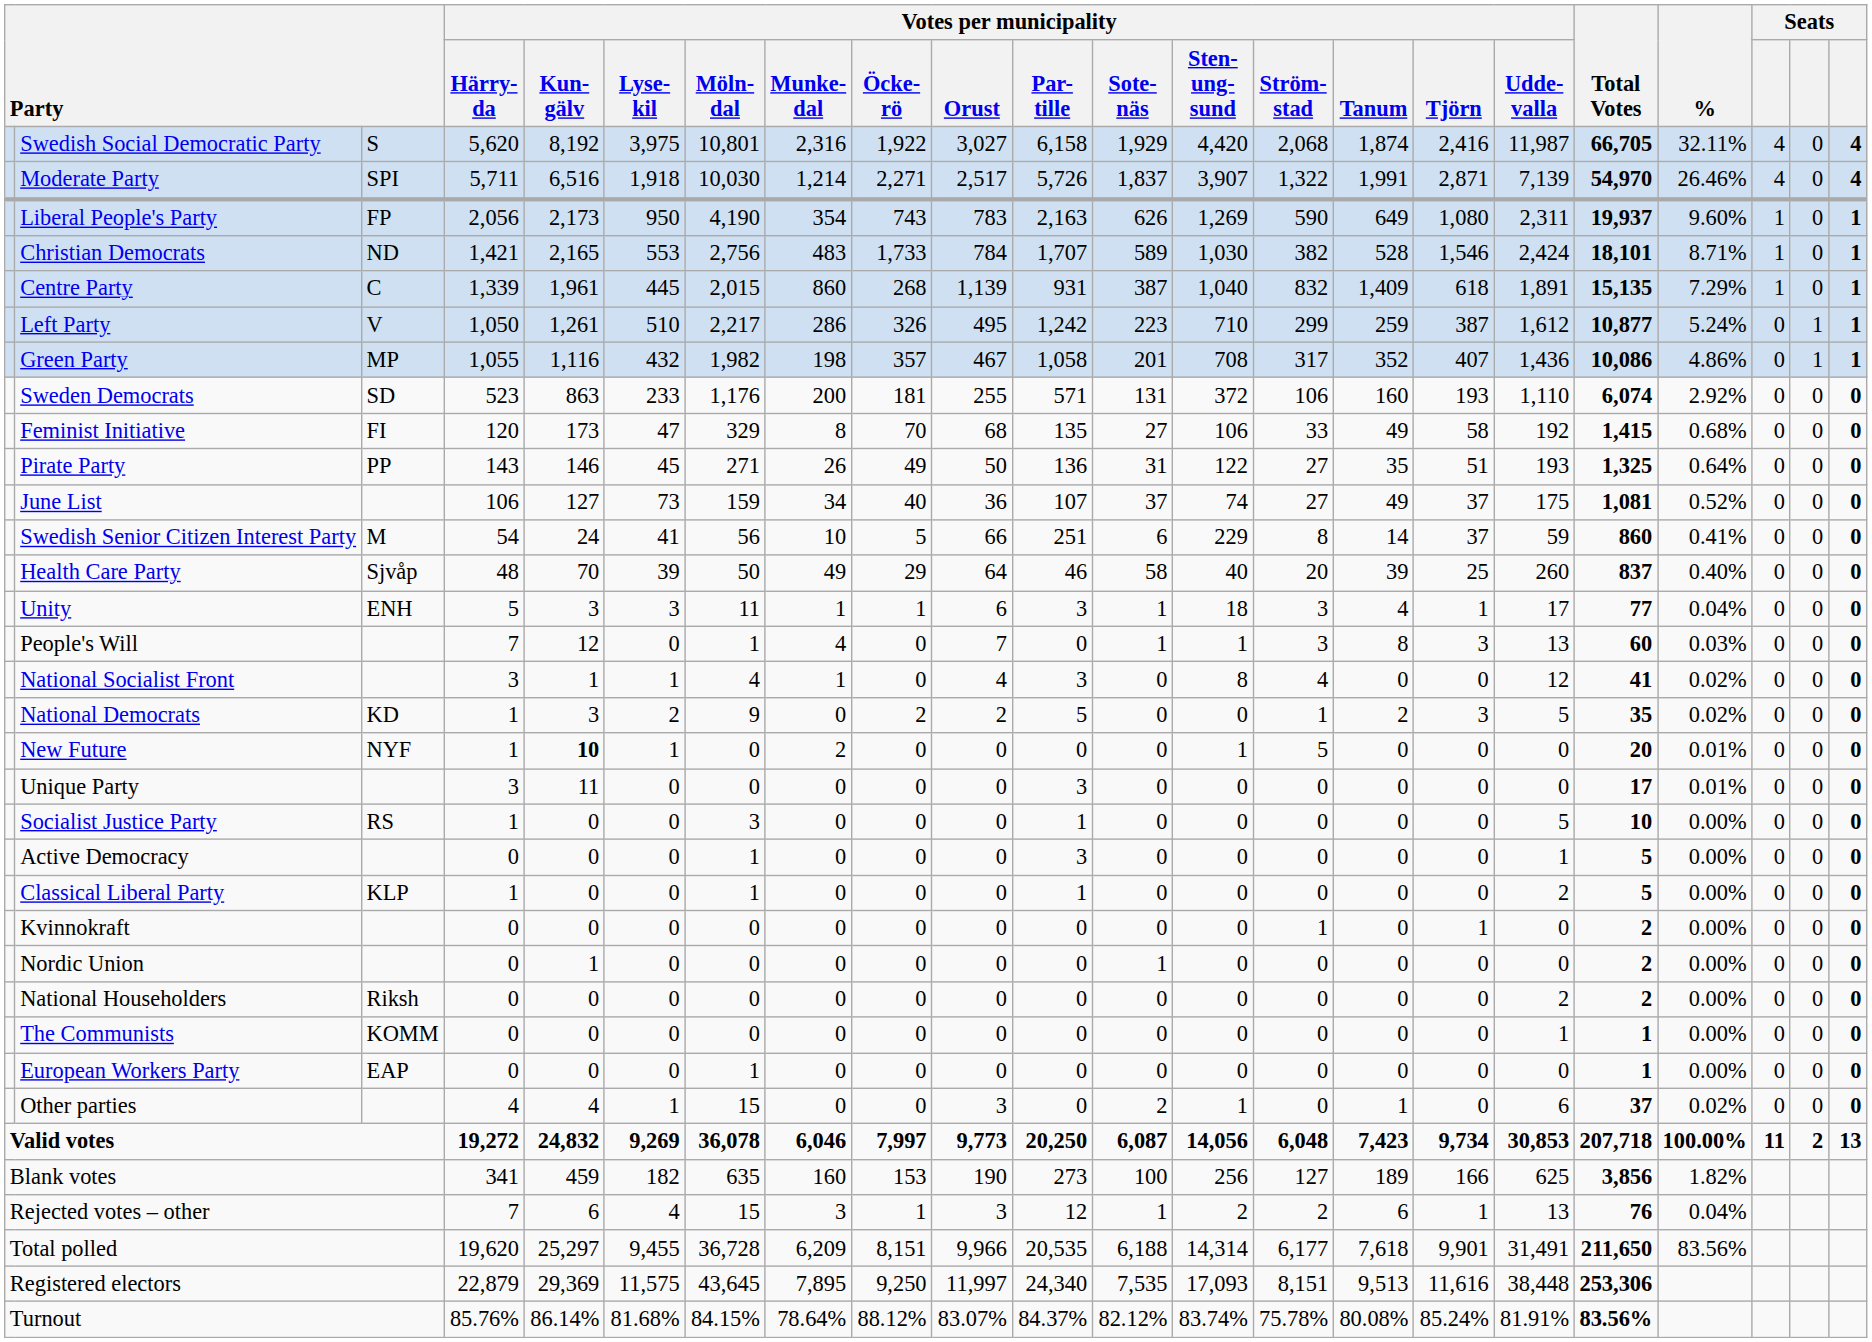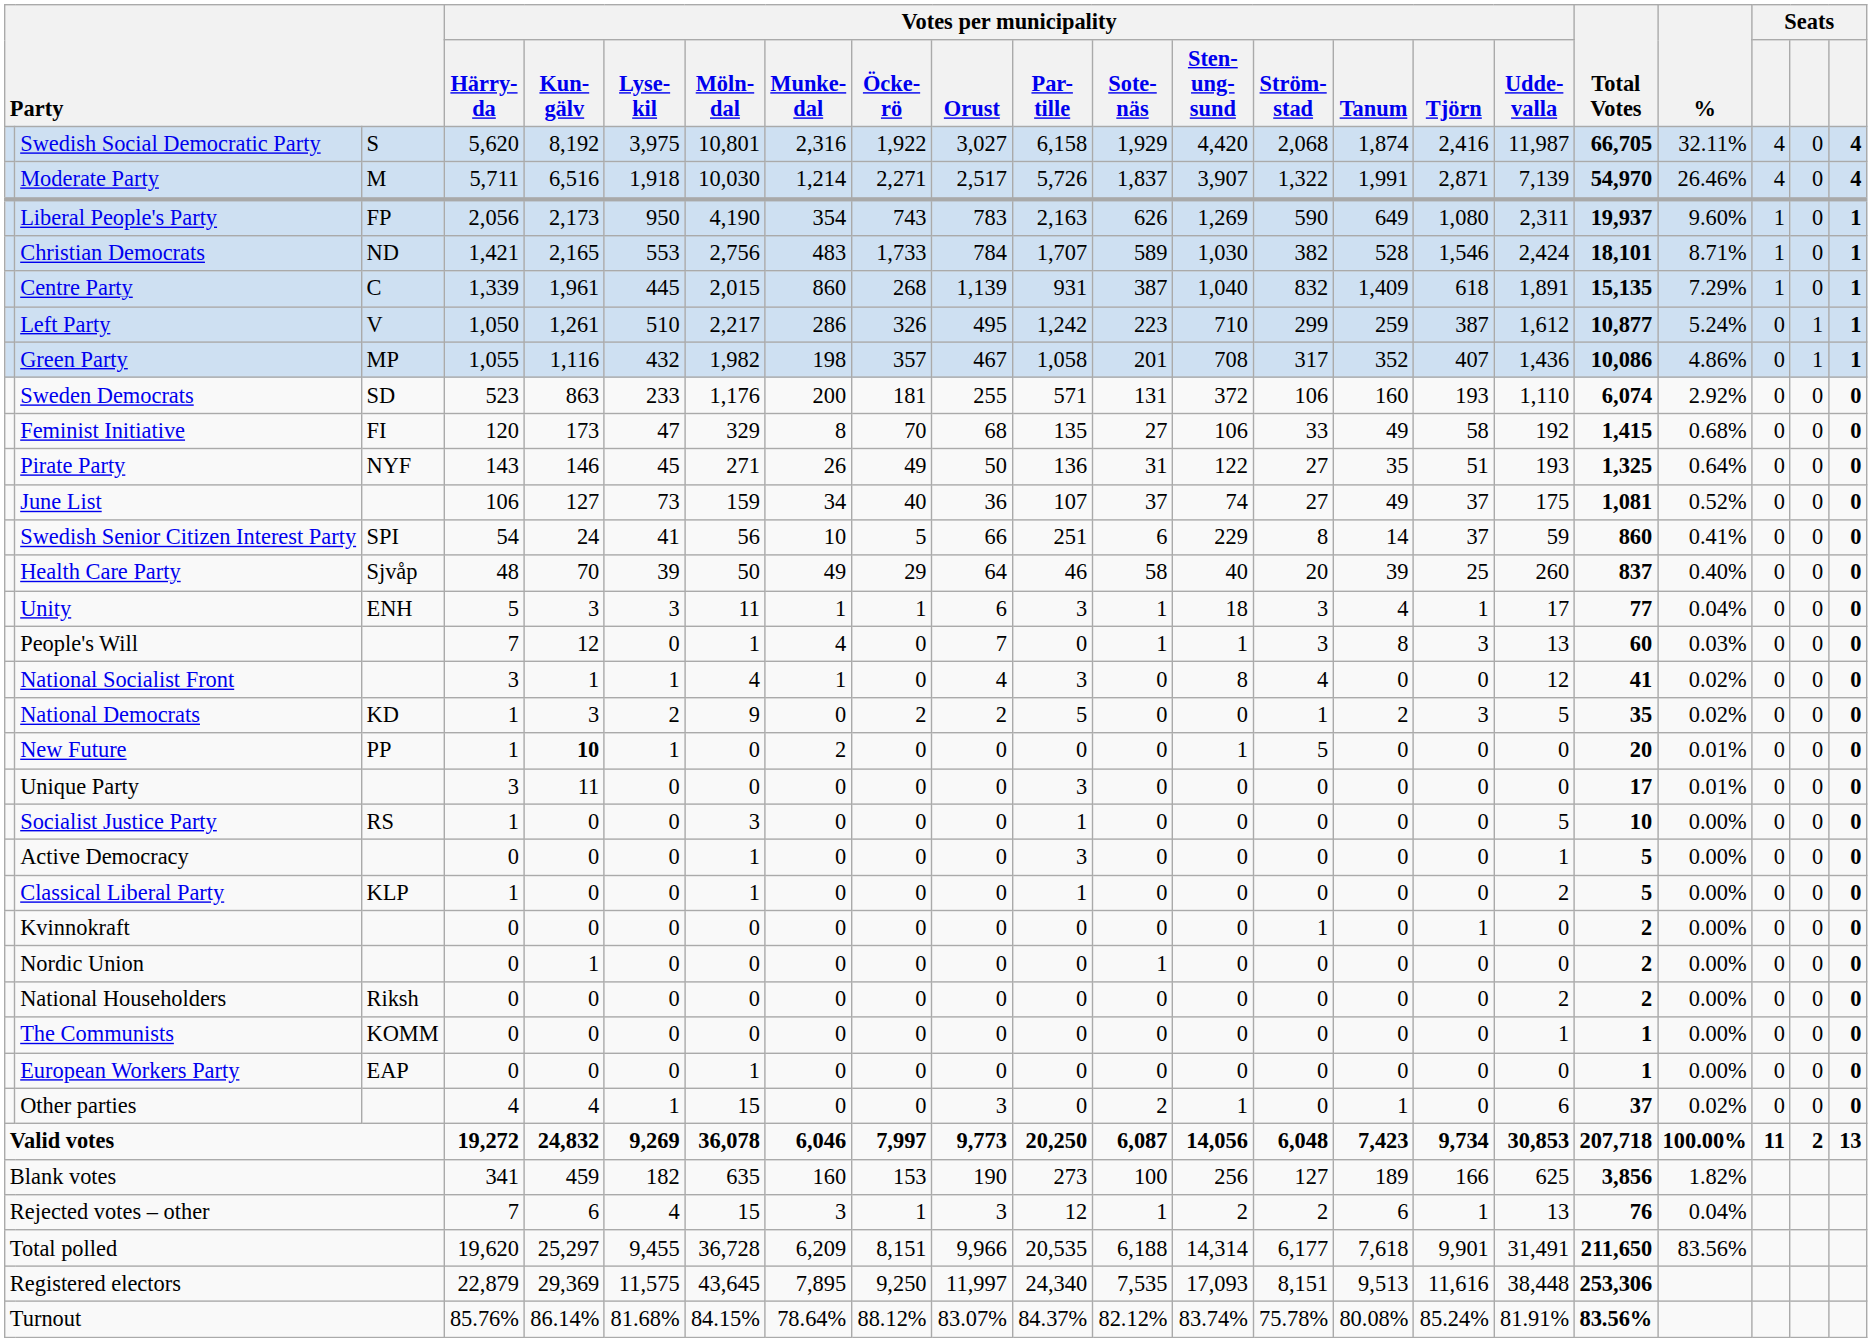(383, 179) SPI -> (376, 179) M
(379, 466) PP -> (389, 466) NYF
(376, 537) M -> (383, 537) SPI
(389, 750) NYF -> (379, 750) PP
